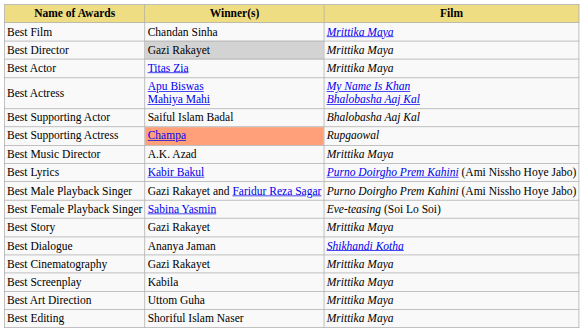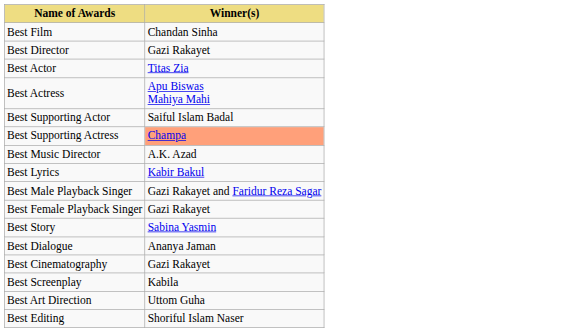- column: (452, 13)
(179, 50) lightgrey background -> (179, 50) no background
(182, 209) Sabina Yasmin -> (179, 209) Gazi Rakayet
(179, 227) Gazi Rakayet -> (182, 227) Sabina Yasmin
